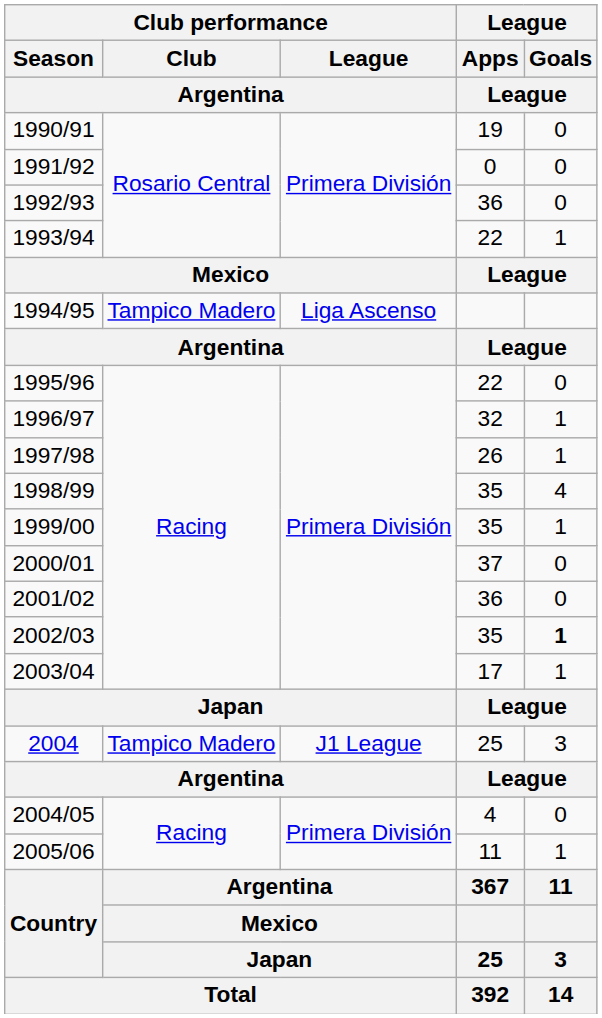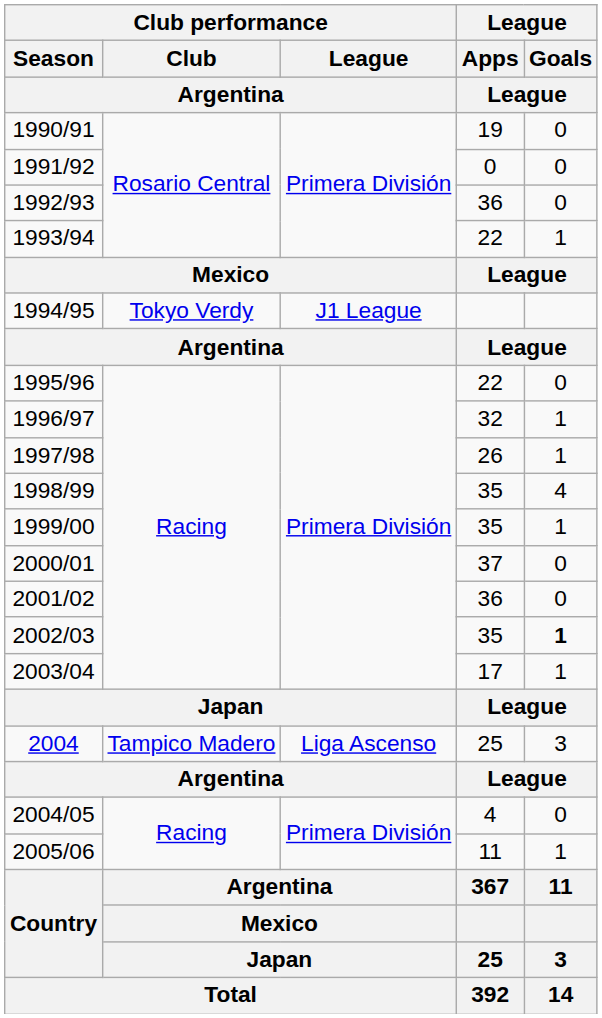(191, 310) Tampico Madero -> (191, 310) Tokyo Verdy
(369, 310) Liga Ascenso -> (369, 310) J1 League
(369, 743) J1 League -> (369, 743) Liga Ascenso
